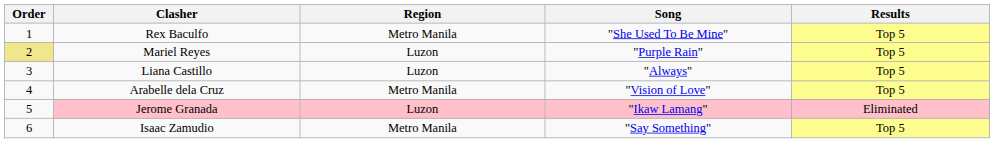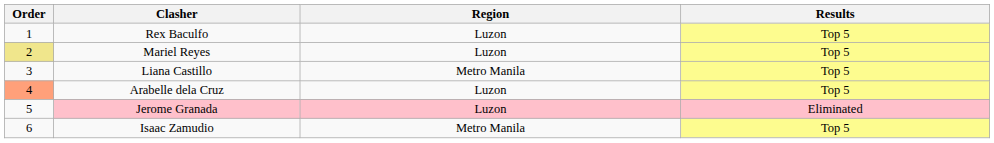- column: (668, 14)
(422, 33) Metro Manila -> (490, 33) Luzon
(422, 71) Luzon -> (490, 71) Metro Manila
(29, 90) no background -> (29, 90) lightsalmon background
(422, 90) Metro Manila -> (490, 90) Luzon
